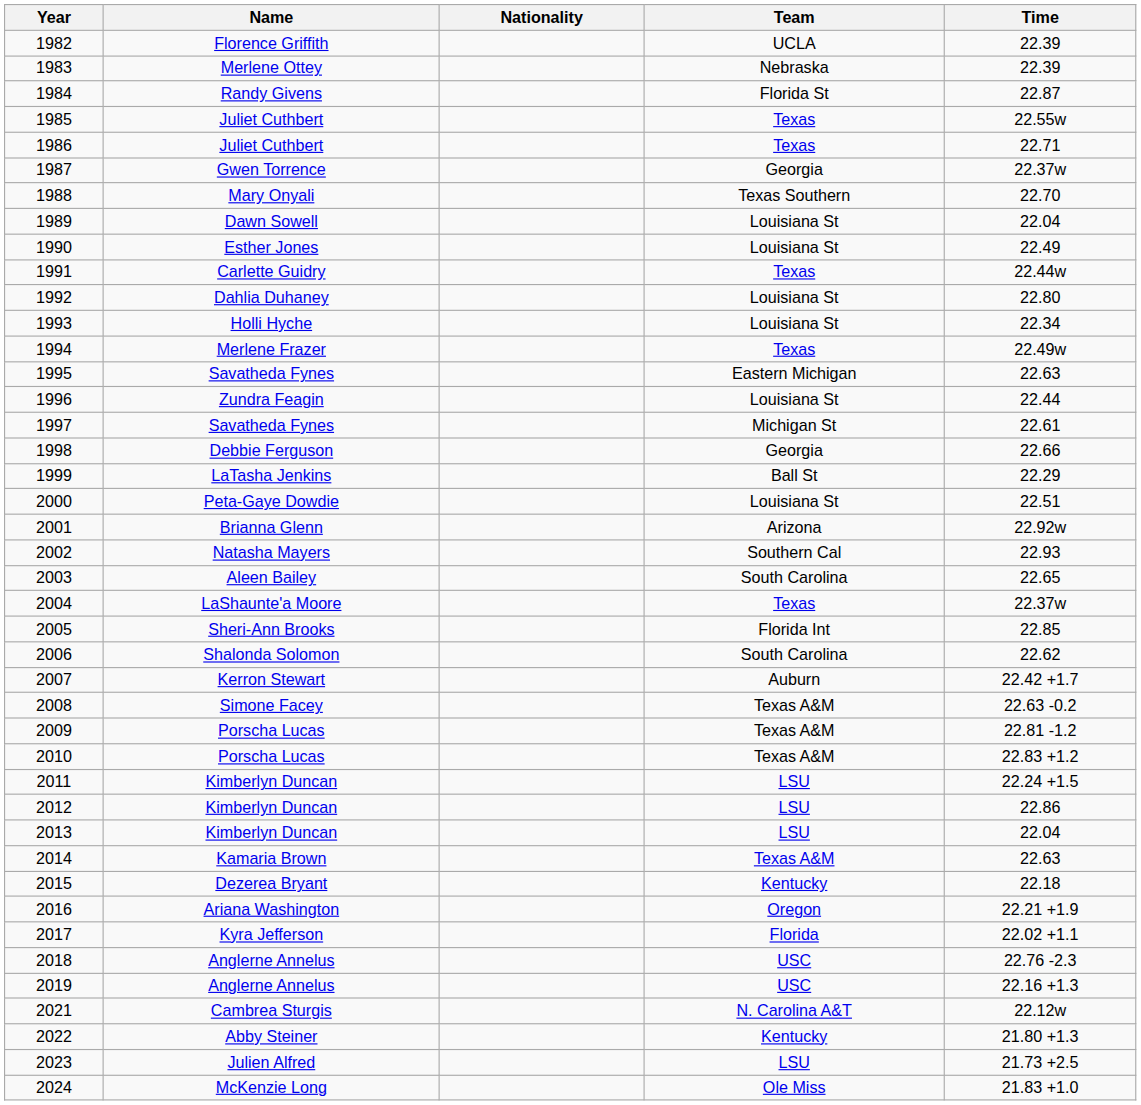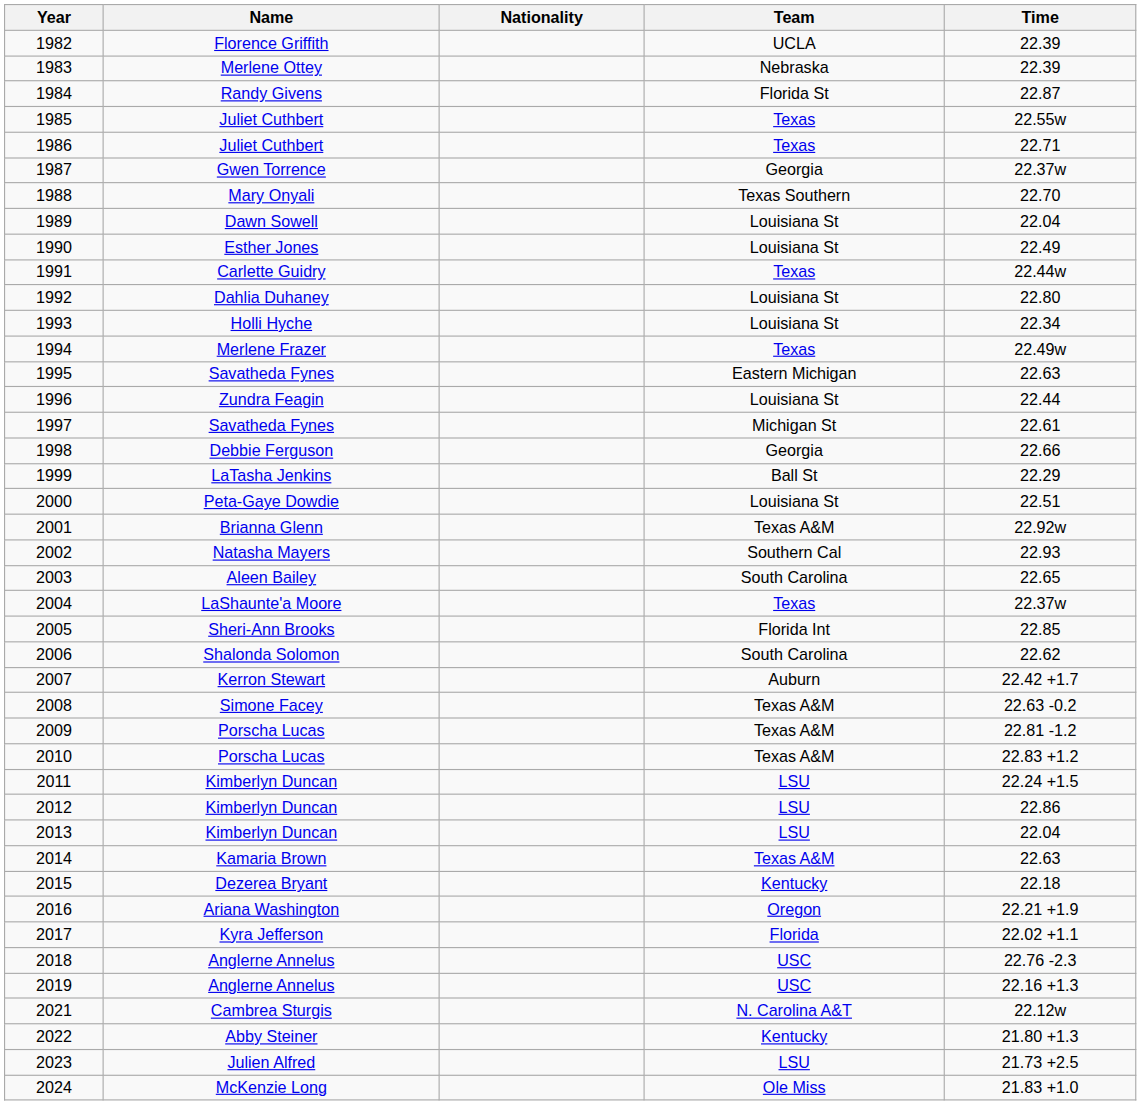(794, 527) Arizona -> (794, 527) Texas A&M
